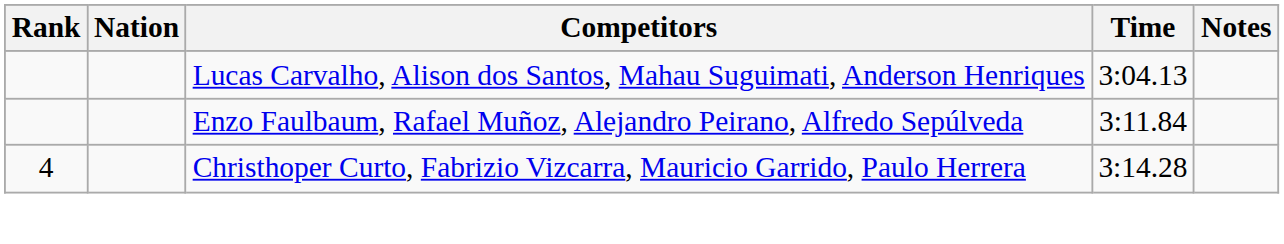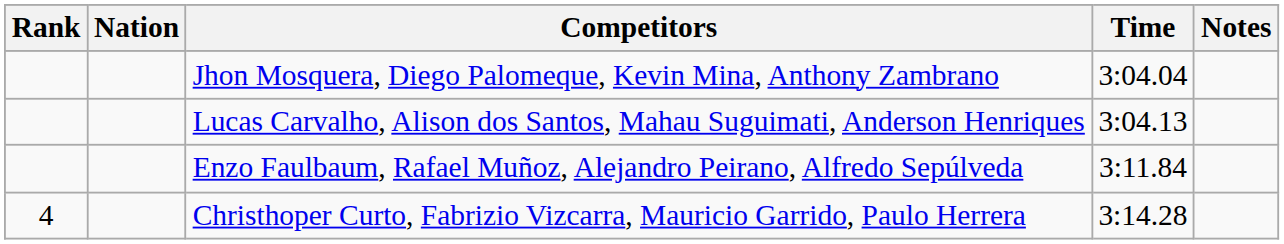+ row: (596, 74)
